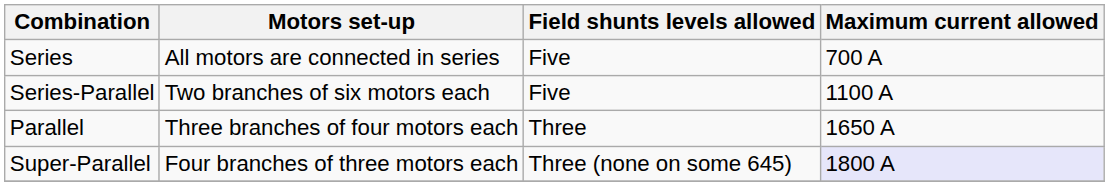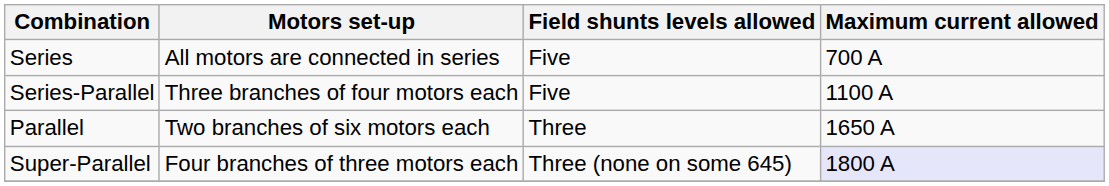(327, 92) Two branches of six motors each -> (341, 92) Three branches of four motors each
(341, 127) Three branches of four motors each -> (327, 127) Two branches of six motors each
